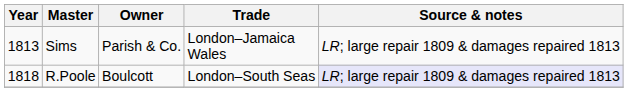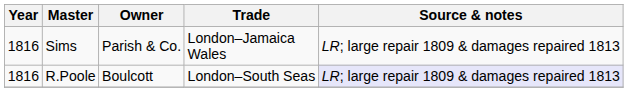(23, 45) 1813 -> (23, 45) 1816
(23, 76) 1818 -> (23, 76) 1816
